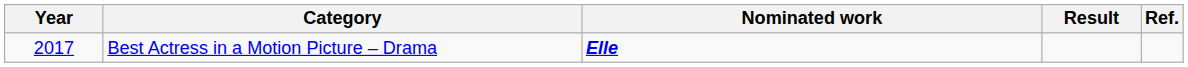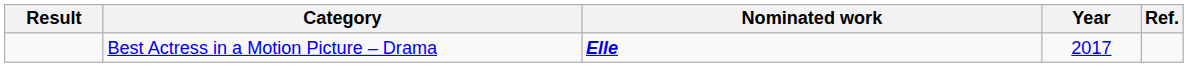columns swapped: (54, 18) <-> (1091, 18)
